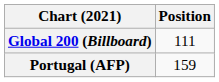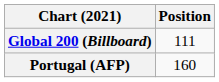(185, 64) 159 -> (185, 64) 160
